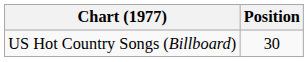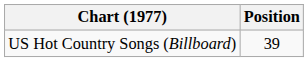(272, 43) 30 -> (272, 43) 39
